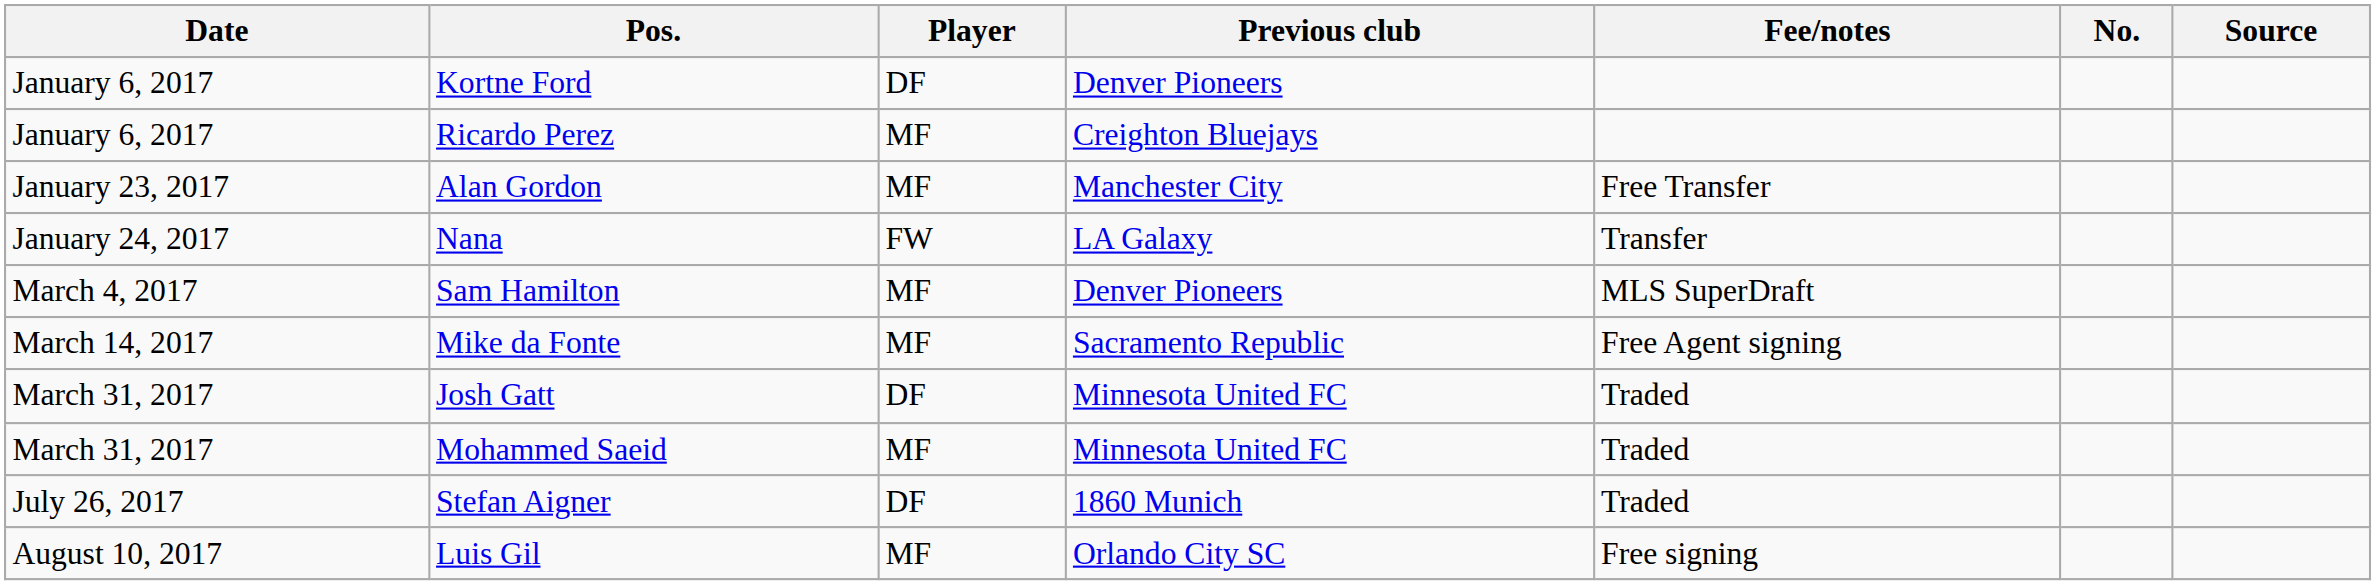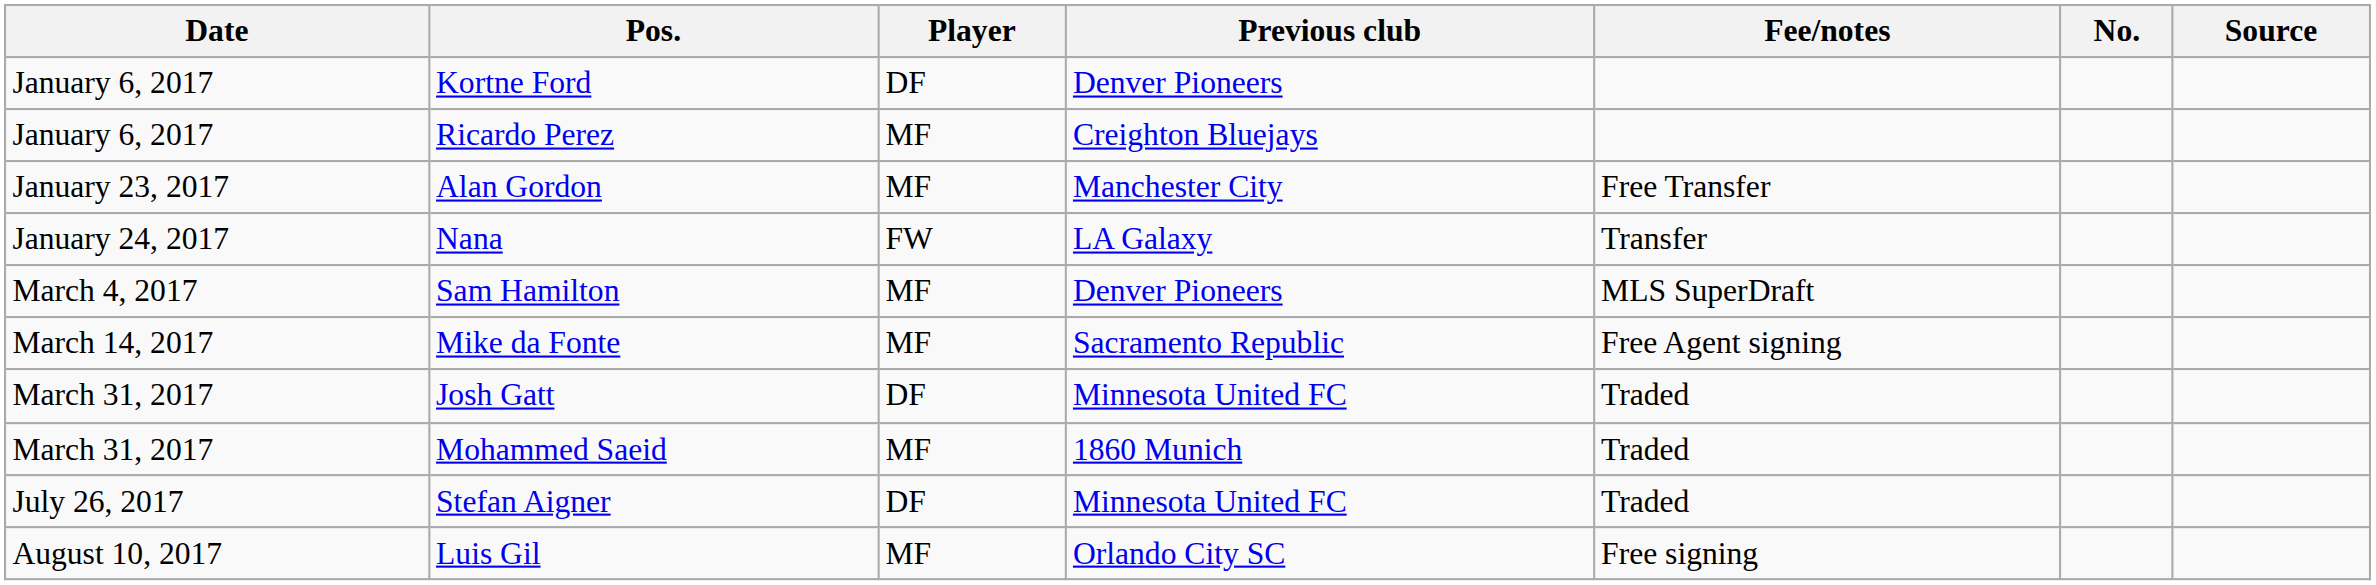(1210, 447) Minnesota United FC -> (1158, 447) 1860 Munich
(1158, 499) 1860 Munich -> (1210, 499) Minnesota United FC
